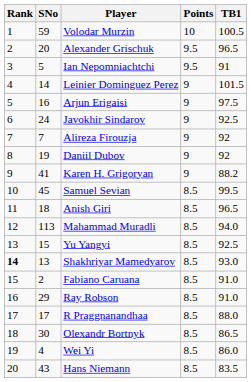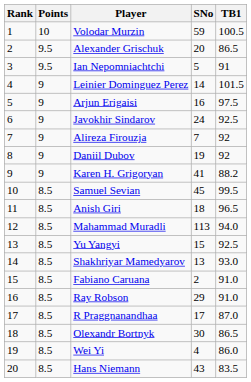columns swapped: (48, 13) <-> (198, 13)
(228, 48) 96.5 -> (228, 48) 86.5
(13, 262) bold -> (13, 262) normal
(228, 315) 88.0 -> (228, 315) 87.0
